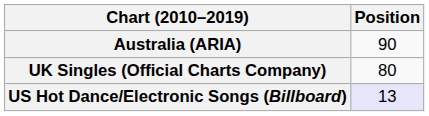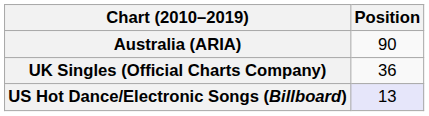(387, 70) 80 -> (387, 70) 36
